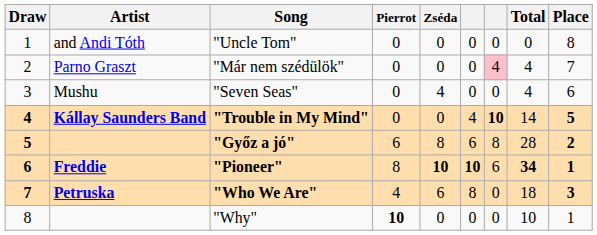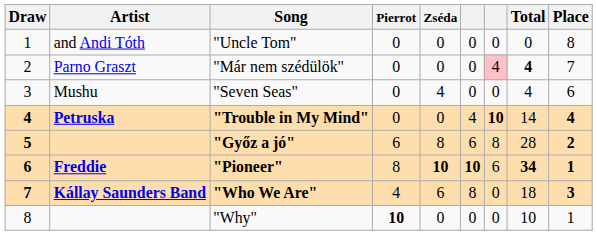(528, 67) normal -> (528, 67) bold
(130, 117) Kállay Saunders Band -> (84, 117) Petruska
(571, 117) 5 -> (571, 117) 4
(84, 192) Petruska -> (130, 192) Kállay Saunders Band
